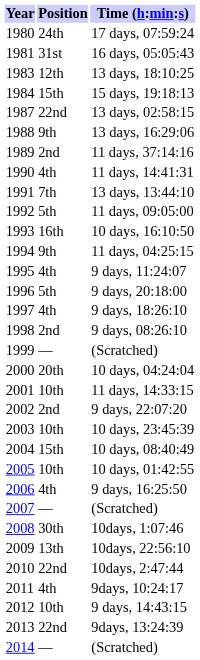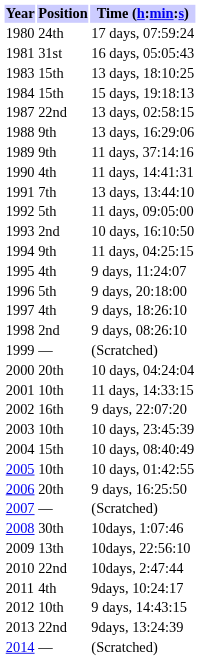(51, 73) 12th -> (51, 73) 15th
(49, 152) 2nd -> (47, 152) 9th
(51, 231) 16th -> (49, 231) 2nd
(49, 409) 2nd -> (51, 409) 16th
(47, 489) 4th -> (51, 489) 20th
